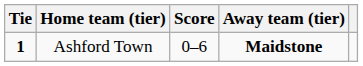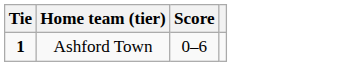- column: (284, 18)
